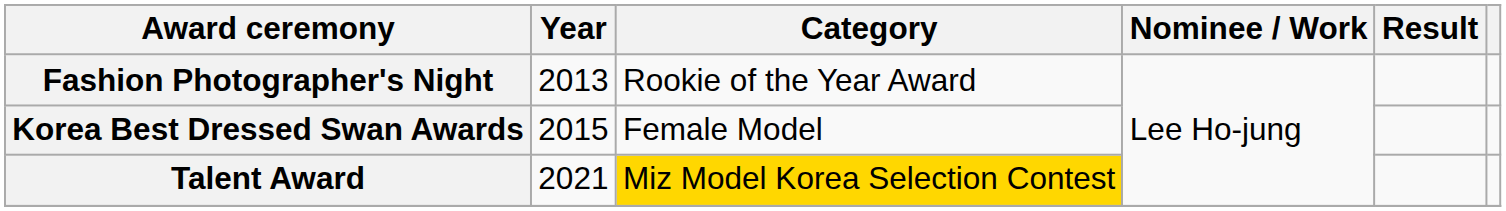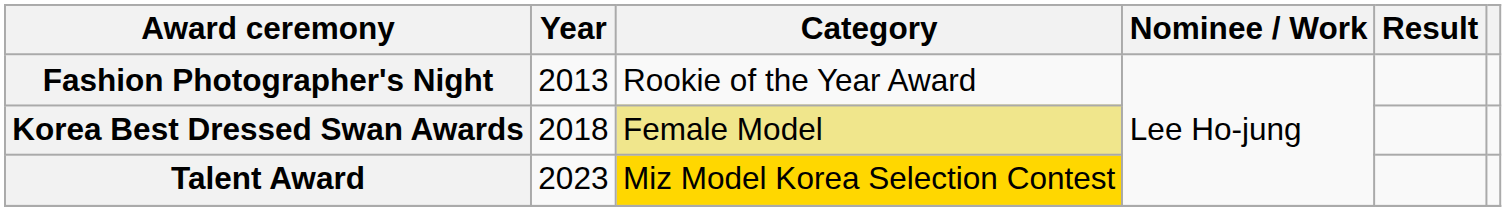(573, 129) 2015 -> (573, 129) 2018
(723, 129) no background -> (723, 129) khaki background
(573, 179) 2021 -> (573, 179) 2023
